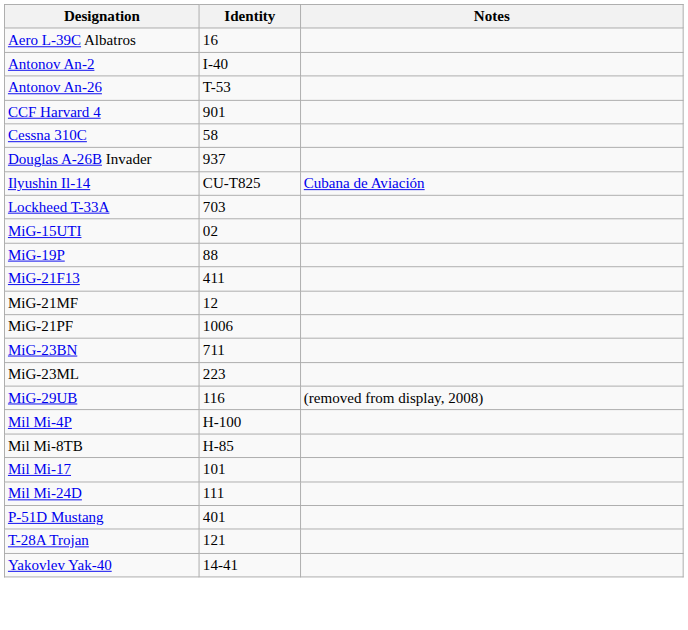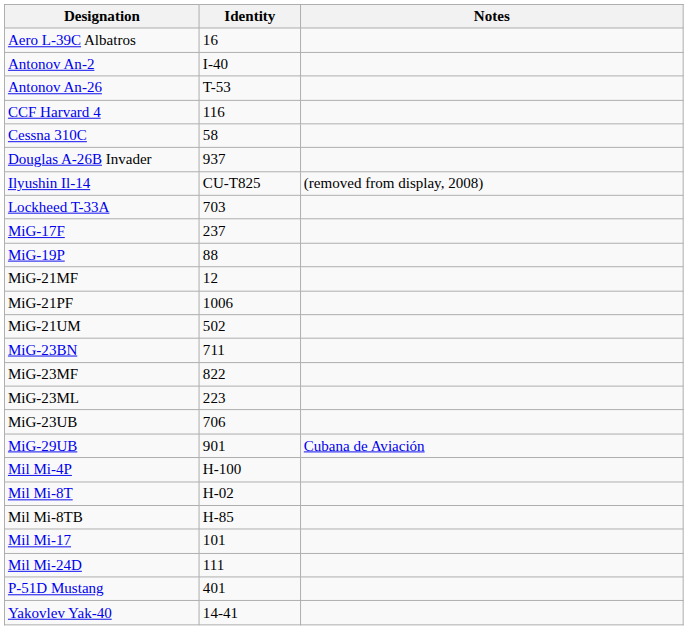(214, 111) 901 -> (214, 111) 116
(364, 183) Cubana de Aviación -> (394, 183) (removed from display, 2008)
- row: (45, 231)
+ row: (36, 231)
- row: (44, 278)
+ row: (44, 326)
+ row: (43, 374)
+ row: (43, 421)
(214, 398) 116 -> (214, 445) 901
(394, 398) (removed from display, 2008) -> (364, 445) Cubana de Aviación
+ row: (40, 493)
- row: (48, 541)
